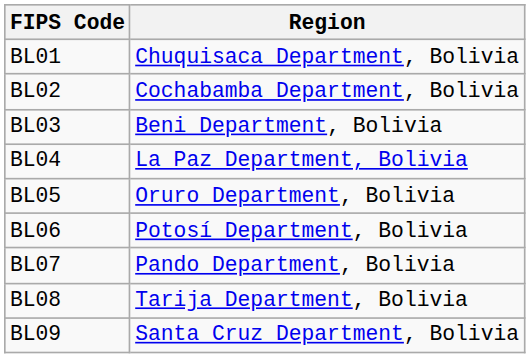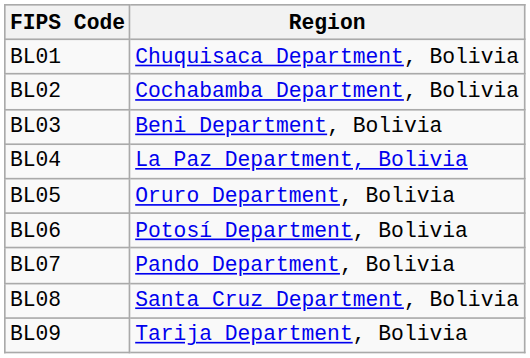(302, 300) Tarija Department, Bolivia -> (327, 300) Santa Cruz Department, Bolivia
(327, 335) Santa Cruz Department, Bolivia -> (302, 335) Tarija Department, Bolivia
